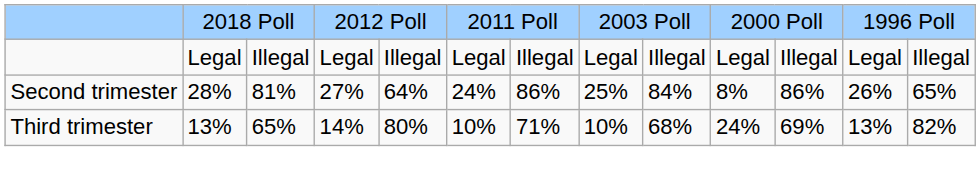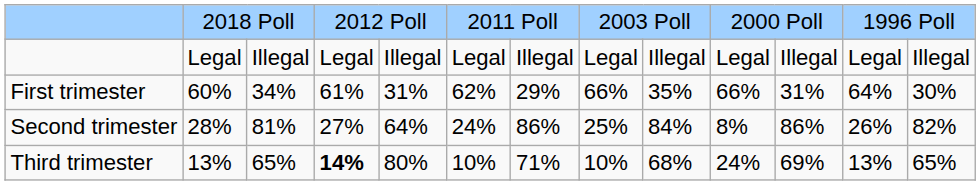+ row: (78, 92)
(934, 92) 65% -> (934, 127) 82%
(342, 127) normal -> (342, 162) bold
(934, 127) 82% -> (934, 162) 65%
